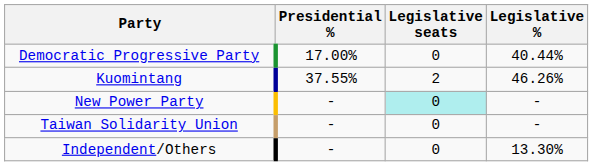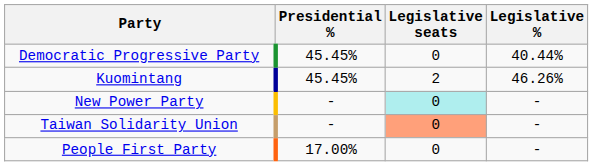(331, 56) 17.00% -> (331, 56) 45.45%
(331, 79) 37.55% -> (331, 79) 45.45%
(436, 126) no background -> (436, 126) lightsalmon background
+ row: (139, 149)
- row: (139, 149)
